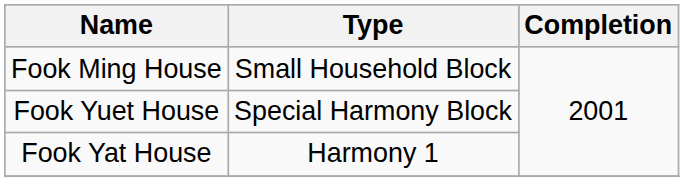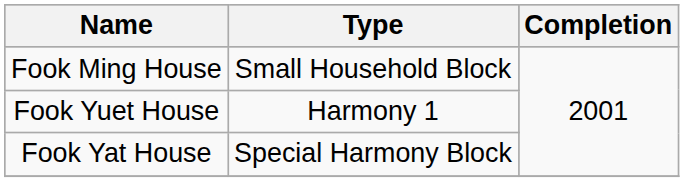(373, 111) Special Harmony Block -> (373, 111) Harmony 1
(373, 153) Harmony 1 -> (373, 153) Special Harmony Block
